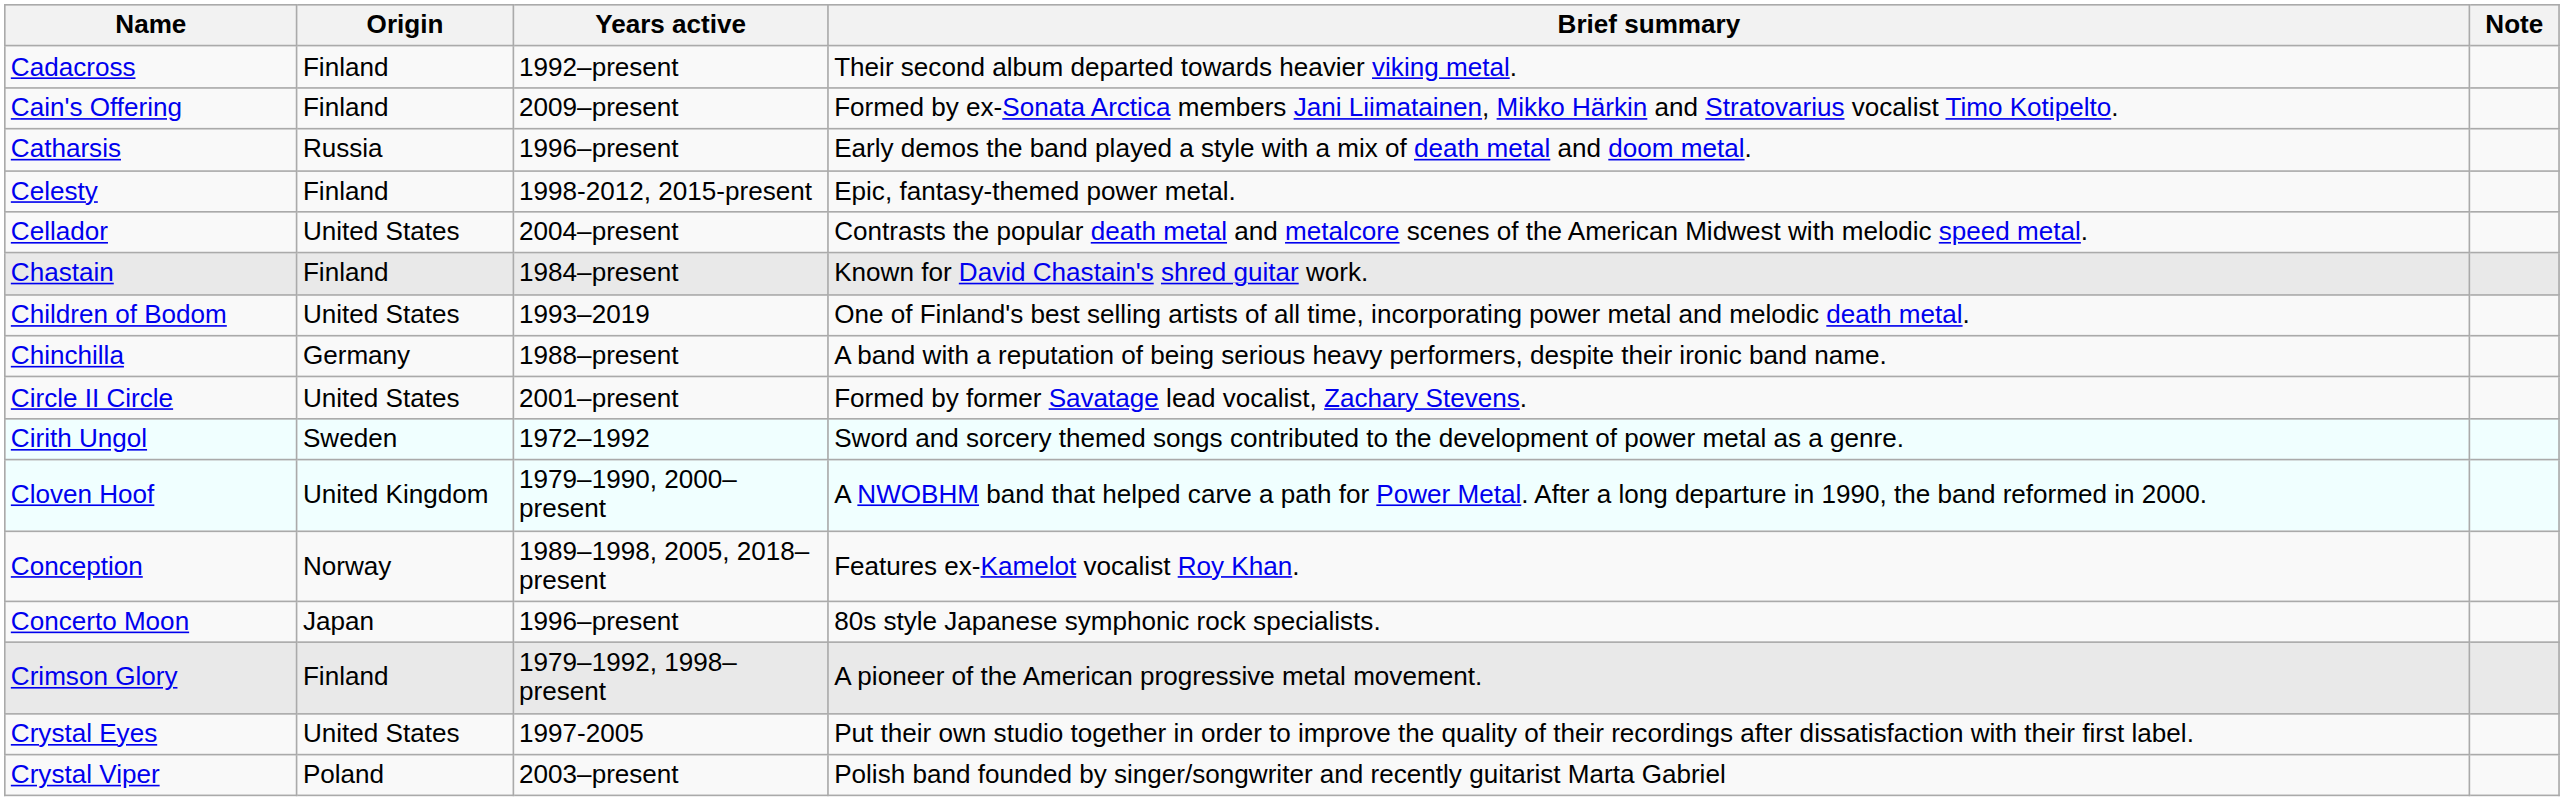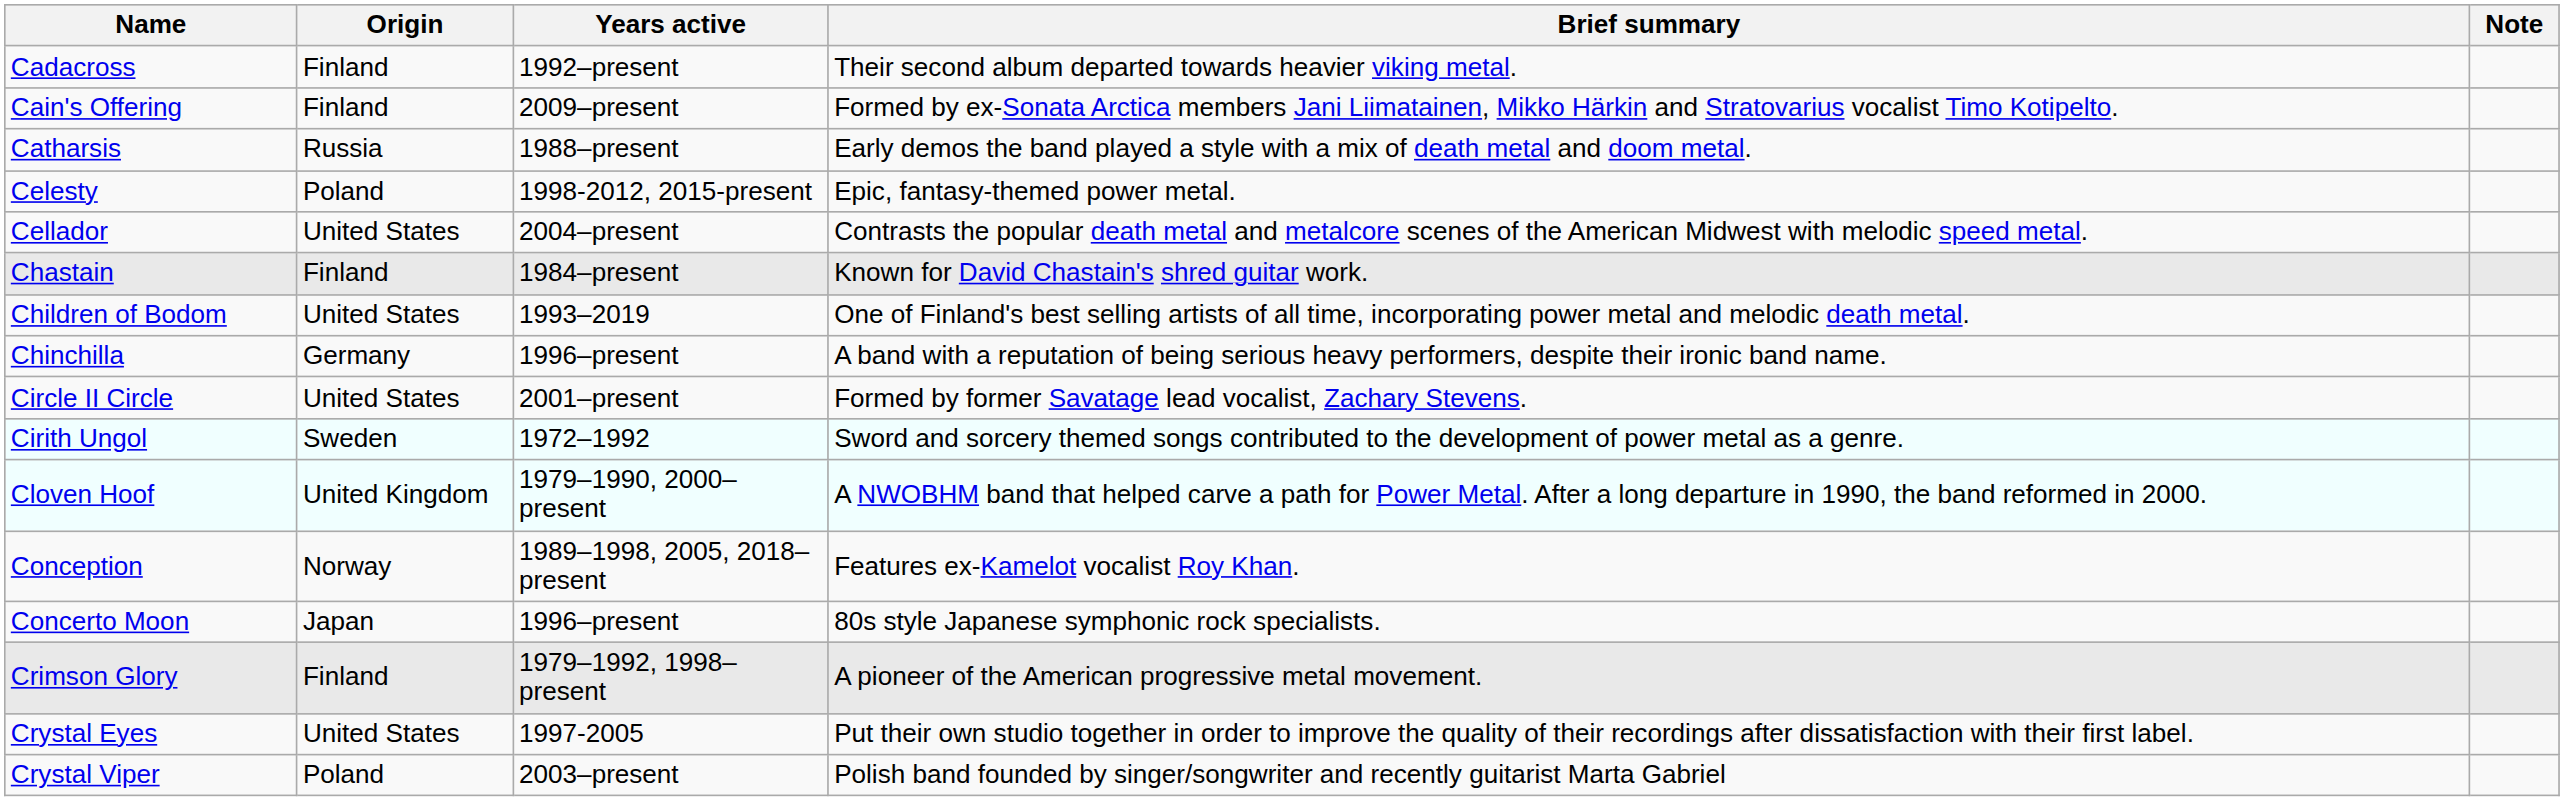(599, 149) 1996–present -> (599, 149) 1988–present
(346, 190) Finland -> (344, 190) Poland
(599, 356) 1988–present -> (599, 356) 1996–present
